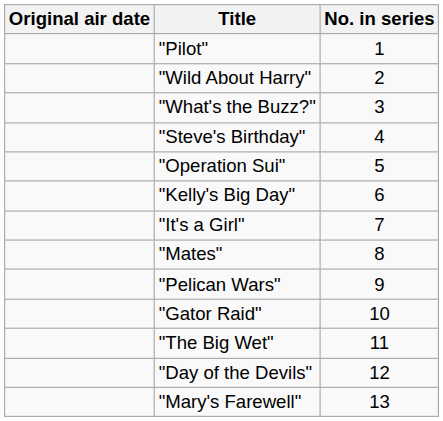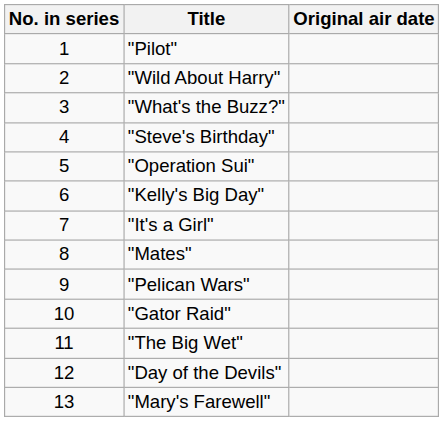columns swapped: (379, 19) <-> (80, 19)
